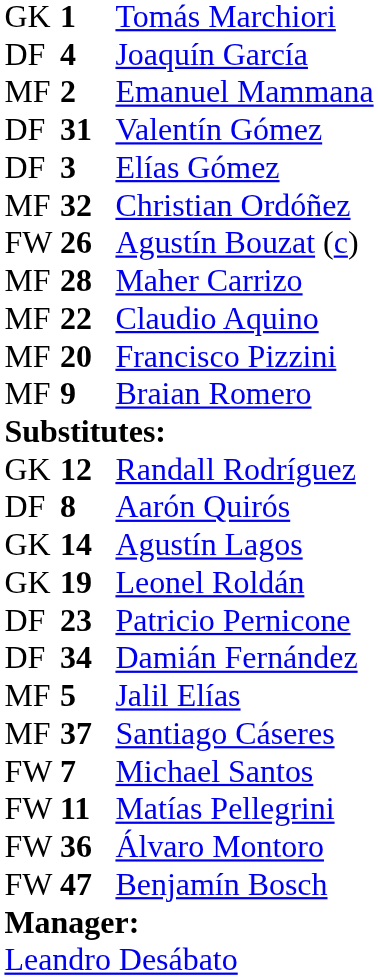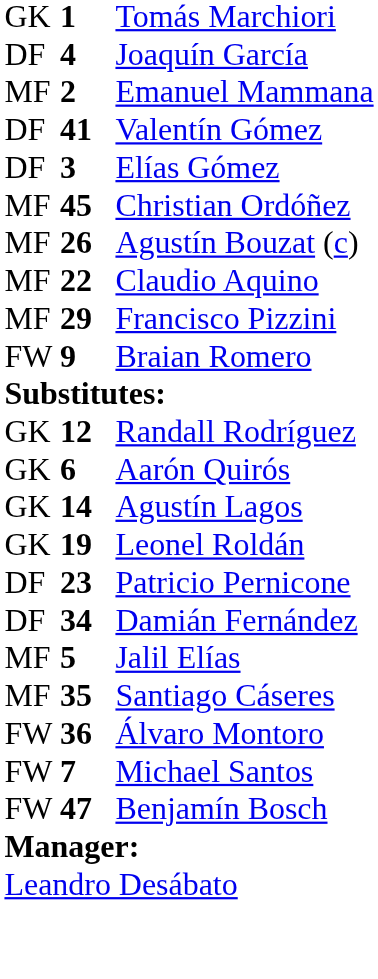(76, 129) 31 -> (76, 129) 41
(76, 204) 32 -> (76, 204) 45
(28, 242) FW -> (28, 242) MF
- row: (209, 280)
(76, 355) 20 -> (76, 318) 29
(28, 393) MF -> (28, 355) FW
(25, 506) DF -> (28, 469) GK
(68, 506) 8 -> (68, 469) 6
(76, 733) 37 -> (76, 695) 35
rows swapped: (214, 771) <-> (220, 846)
- row: (225, 808)
